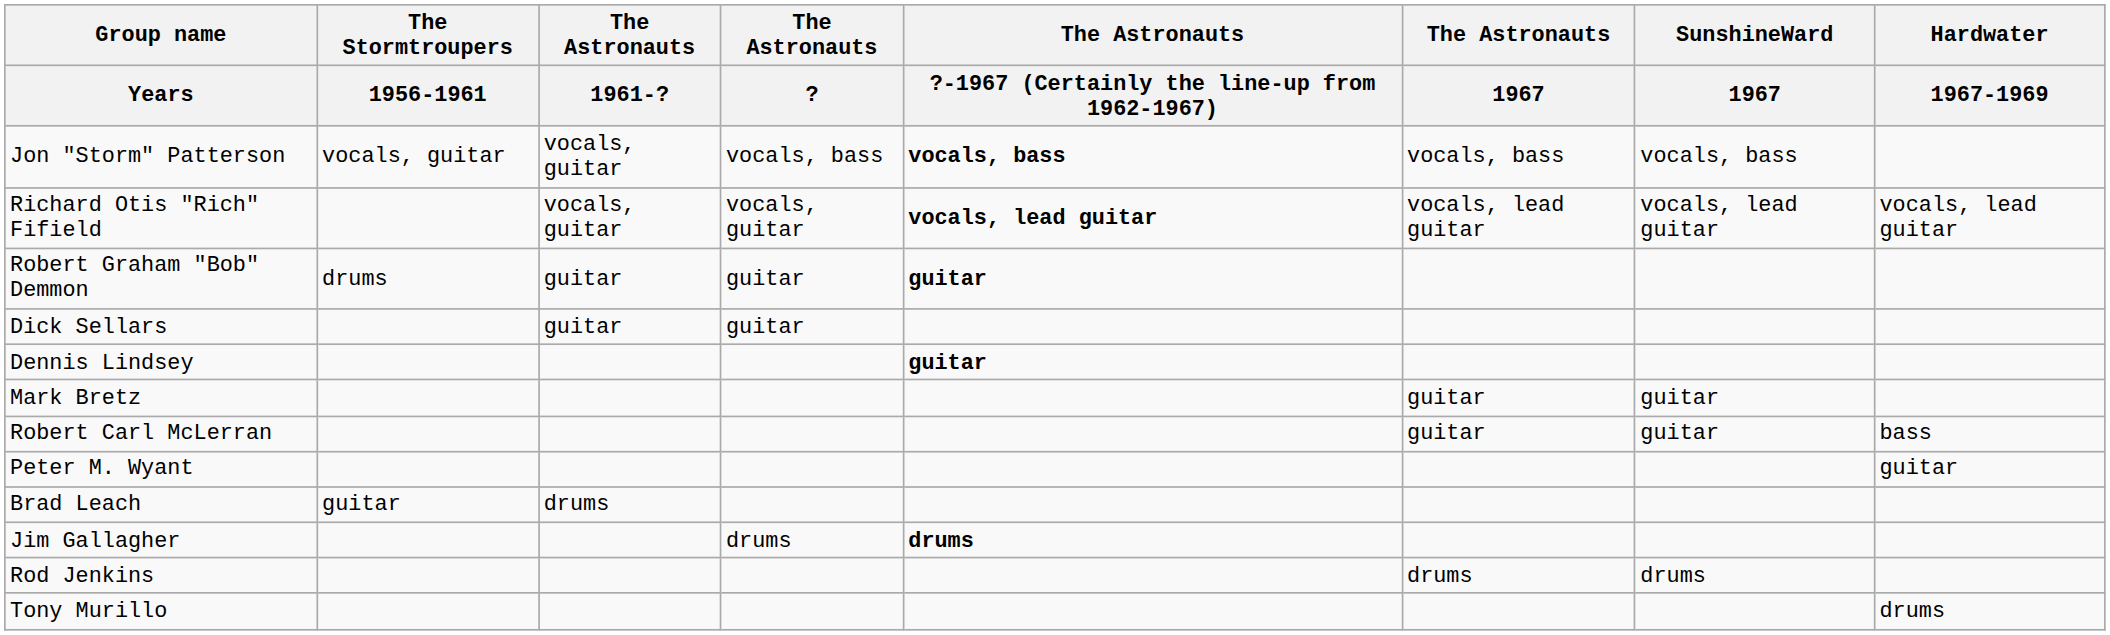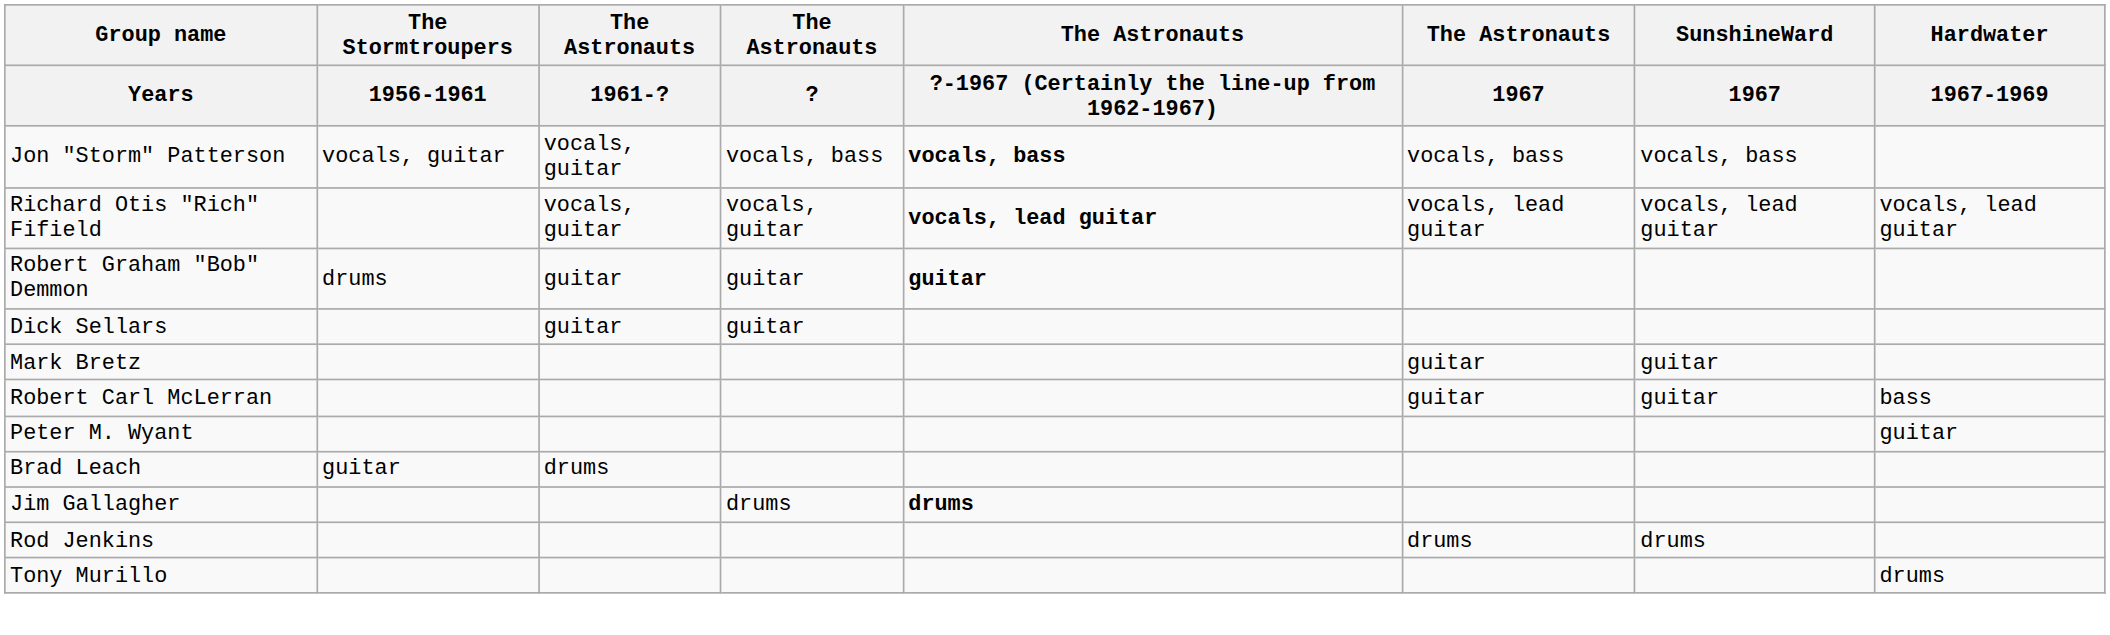- row: (102, 362)
